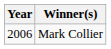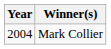(20, 34) 2006 -> (20, 34) 2004
